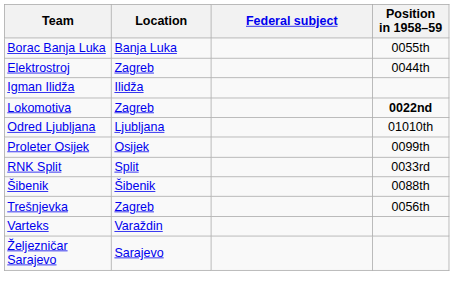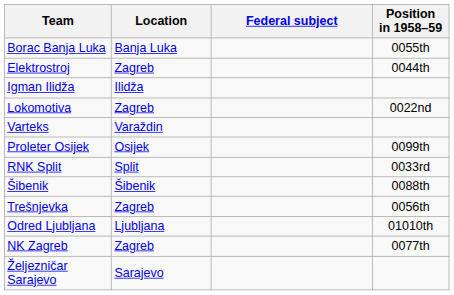(411, 107) bold -> (411, 107) normal
rows swapped: (51, 127) <-> (28, 226)
+ row: (37, 246)
